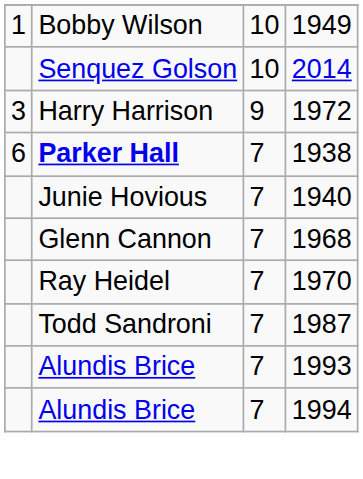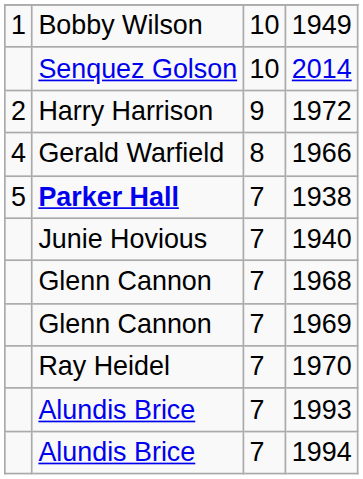(19, 111) 3 -> (19, 111) 2
+ row: (322, 153)
(19, 153) 6 -> (19, 196) 5
+ row: (322, 324)
- row: (322, 324)
